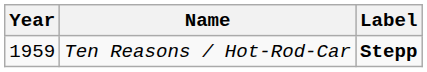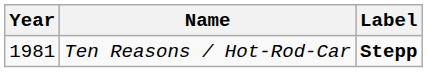(32, 51) 1959 -> (32, 51) 1981
